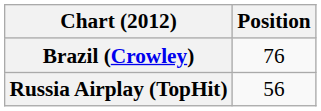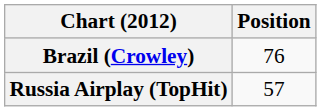(274, 88) 56 -> (274, 88) 57
